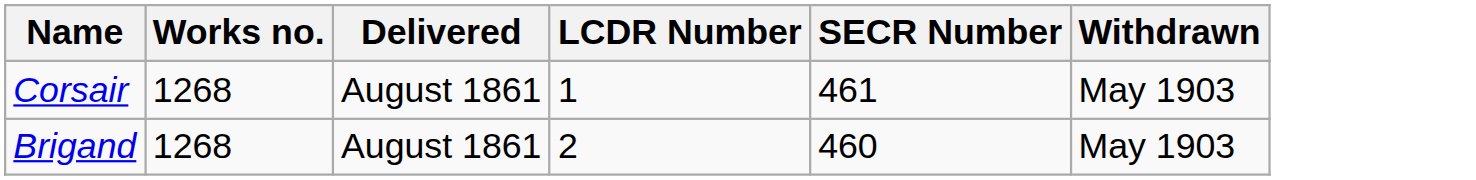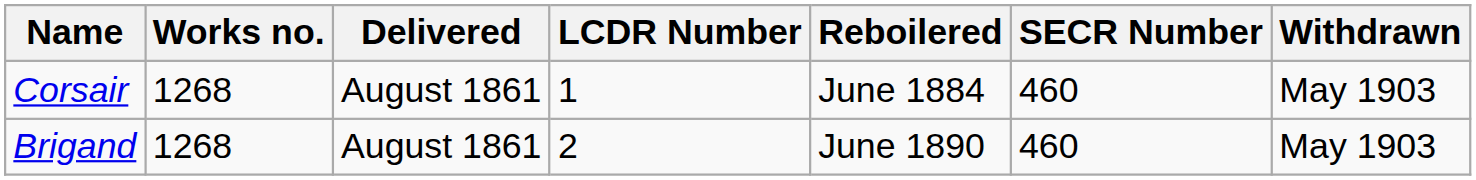+ column: (910, 32)
(848, 89) 461 -> (1049, 89) 460
